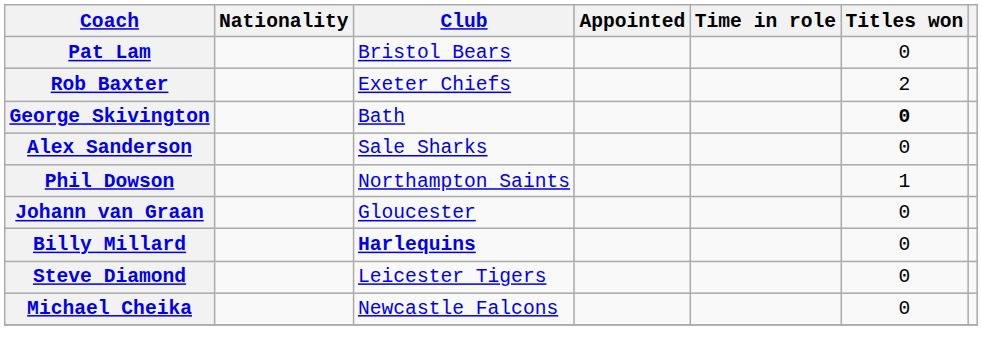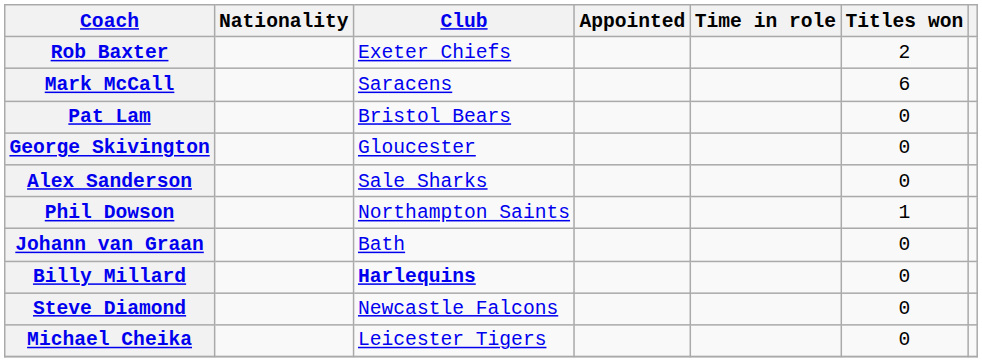rows swapped: (110, 85) <-> (110, 53)
+ row: (110, 85)
(382, 117) Bath -> (417, 149) Gloucester
(904, 117) bold -> (904, 149) normal
(417, 213) Gloucester -> (382, 245) Bath
(452, 277) Leicester Tigers -> (458, 309) Newcastle Falcons
(458, 309) Newcastle Falcons -> (452, 341) Leicester Tigers
